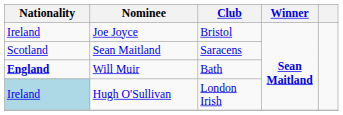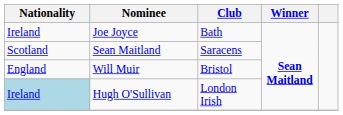(216, 32) Bristol -> (211, 32) Bath
(28, 69) bold -> (27, 69) normal
(211, 69) Bath -> (216, 69) Bristol
